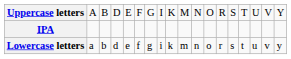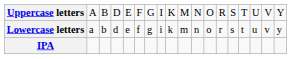rows swapped: (45, 45) <-> (45, 29)
